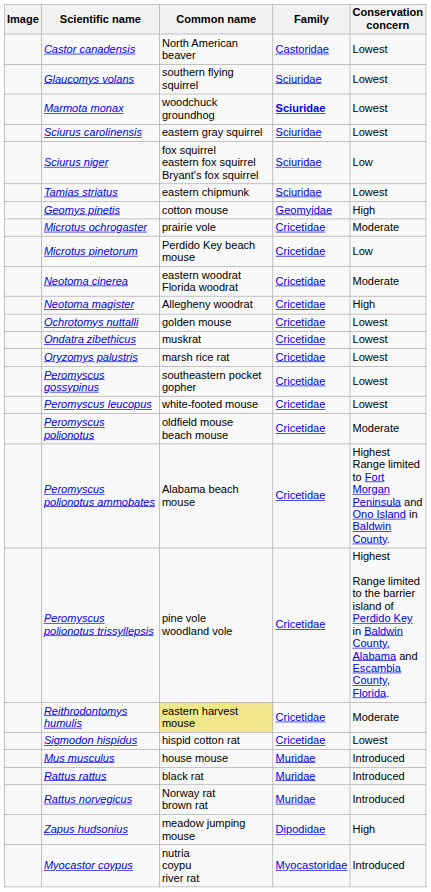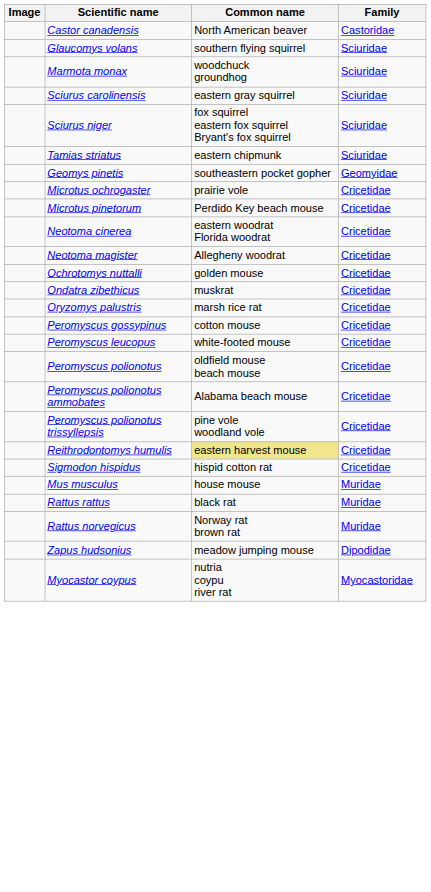- column: (388, 19)
(300, 109) bold -> (364, 71) normal
(195, 210) cotton mouse -> (263, 173) southeastern pocket gopher
(212, 381) southeastern pocket gopher -> (227, 325) cotton mouse
